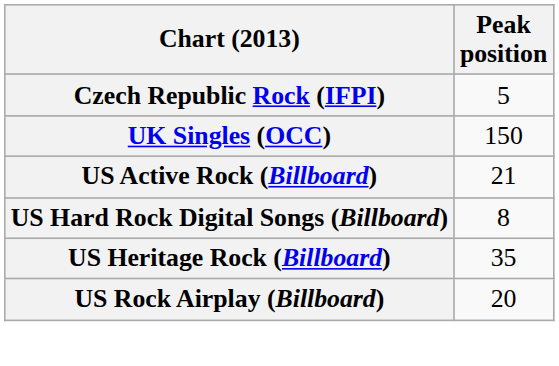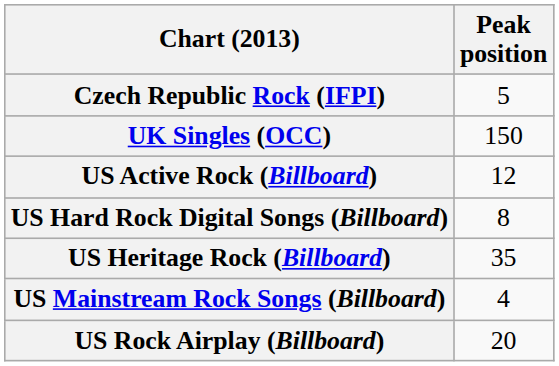(504, 176) 21 -> (504, 176) 12
+ row: (229, 299)
